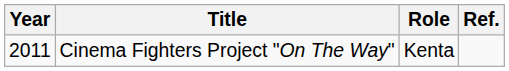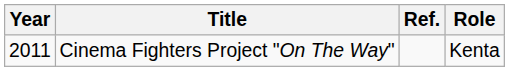columns swapped: (429, 19) <-> (481, 19)
